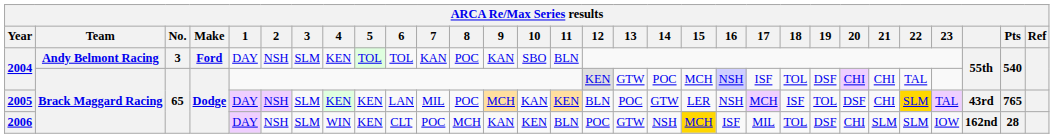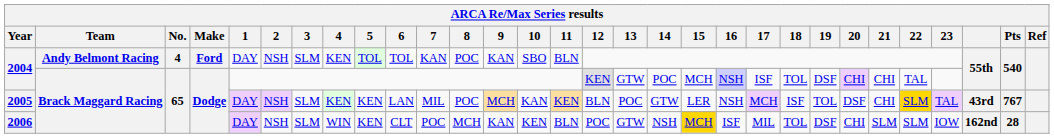(177, 58) 3 -> (177, 58) 4
(1013, 100) 765 -> (1013, 100) 767
